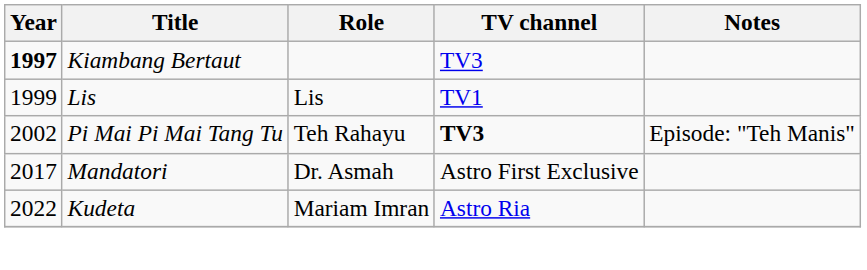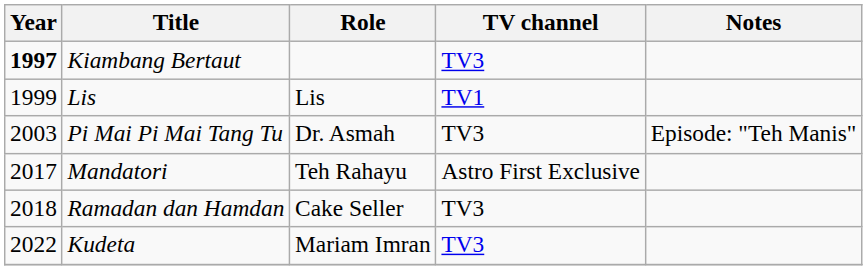(33, 134) 2002 -> (33, 134) 2003
(350, 134) Teh Rahayu -> (345, 134) Dr. Asmah
(462, 134) bold -> (463, 134) normal
(344, 171) Dr. Asmah -> (351, 171) Teh Rahayu
+ row: (176, 208)
(485, 208) Astro Ria -> (463, 245) TV3
